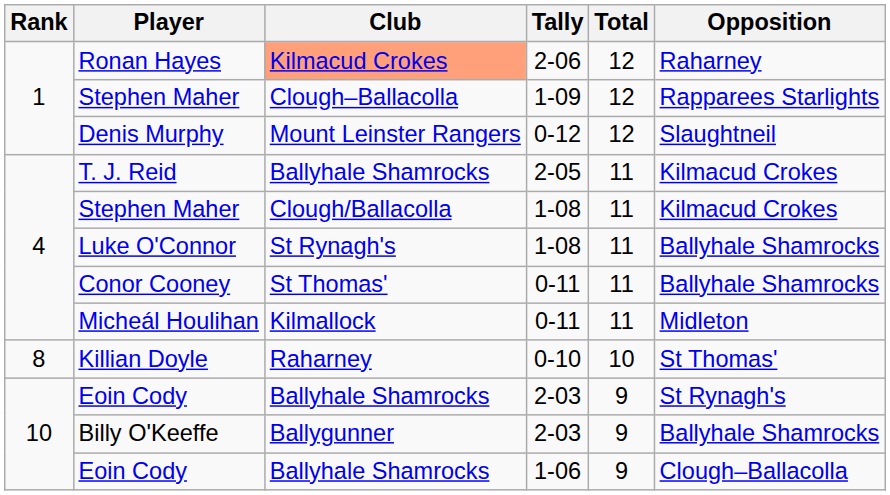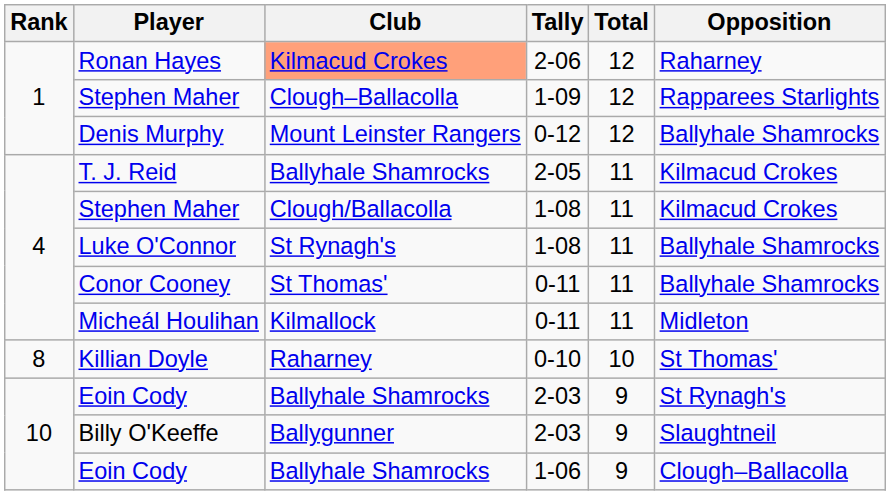(718, 135) Slaughtneil -> (769, 135) Ballyhale Shamrocks
(769, 433) Ballyhale Shamrocks -> (718, 433) Slaughtneil
